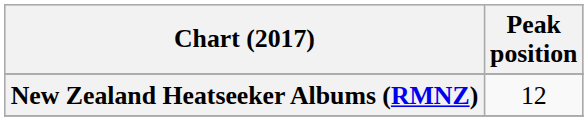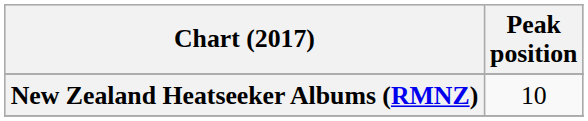(534, 94) 12 -> (534, 94) 10
